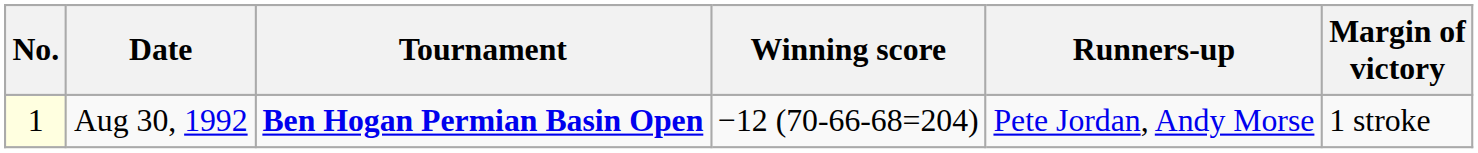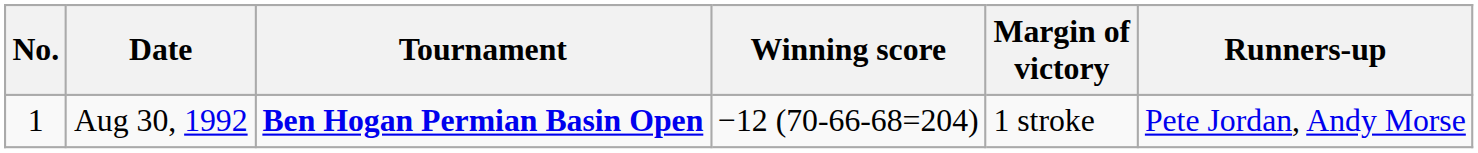columns swapped: (1397, 49) <-> (1154, 49)
(36, 120) lightyellow background -> (36, 120) no background
